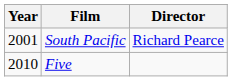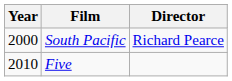(23, 40) 2001 -> (23, 40) 2000
